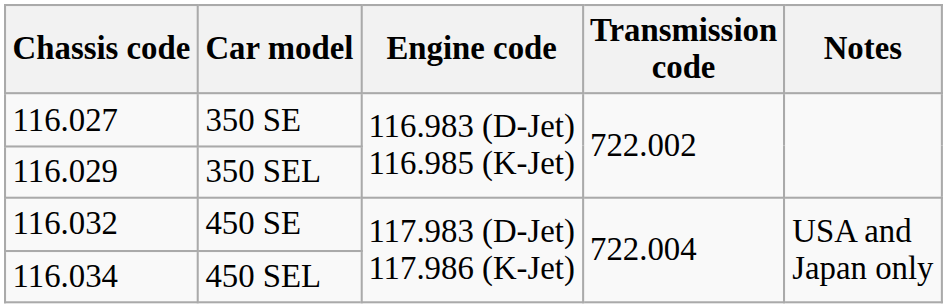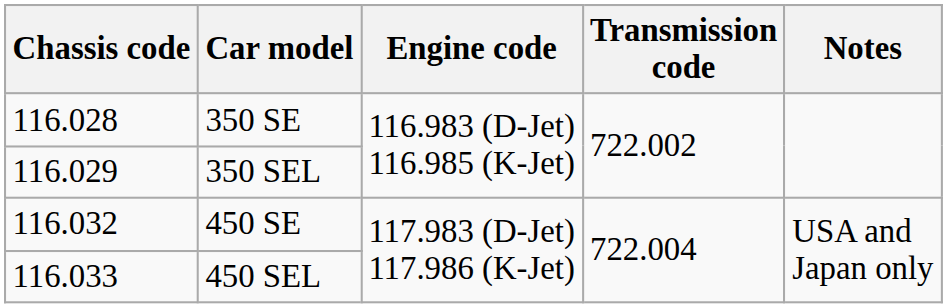(65, 119) 116.027 -> (65, 119) 116.028
(65, 275) 116.034 -> (65, 275) 116.033
